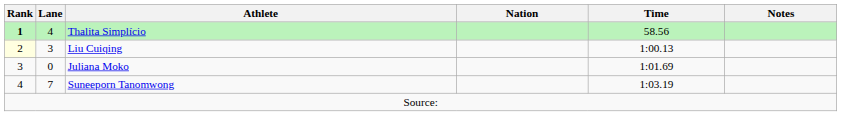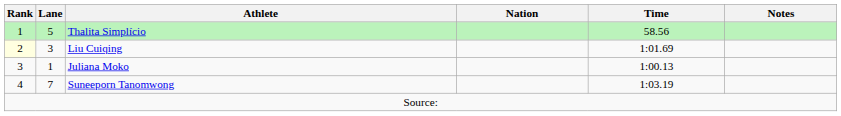(20, 31) bold -> (20, 31) normal
(50, 31) 4 -> (50, 31) 5
(656, 48) 1:00.13 -> (656, 48) 1:01.69
(50, 66) 0 -> (50, 66) 1
(656, 66) 1:01.69 -> (656, 66) 1:00.13
